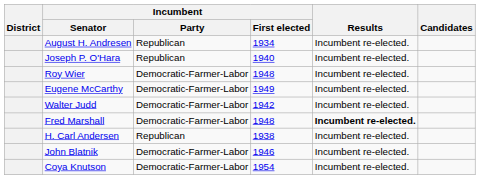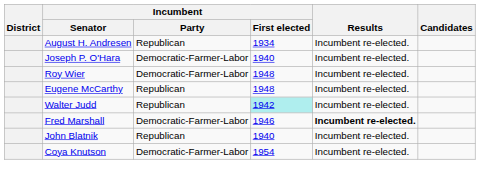(160, 58) Republican -> (192, 58) Democratic-Farmer-Labor
(192, 89) Democratic-Farmer-Labor -> (160, 89) Republican
(264, 89) 1949 -> (264, 89) 1948
(192, 105) Democratic-Farmer-Labor -> (160, 105) Republican
(264, 105) no background -> (264, 105) paleturquoise background
(264, 120) 1948 -> (264, 120) 1946
- row: (82, 136)
(192, 151) Democratic-Farmer-Labor -> (160, 136) Republican
(264, 151) 1946 -> (264, 136) 1940
